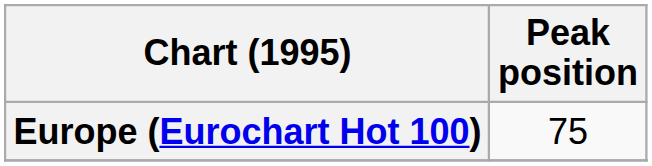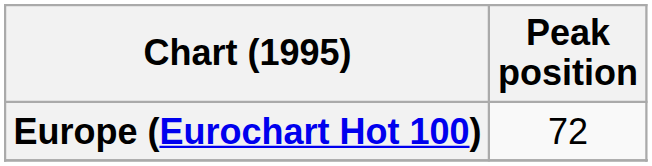(568, 130) 75 -> (568, 130) 72
